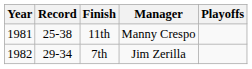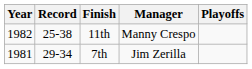(20, 34) 1981 -> (20, 34) 1982
(20, 53) 1982 -> (20, 53) 1981
